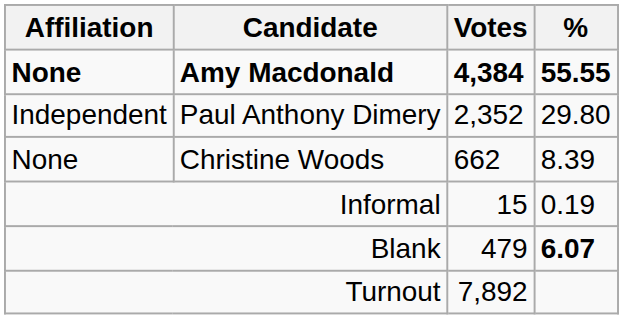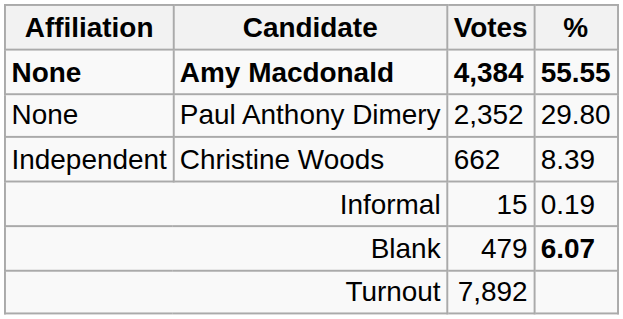(89, 116) Independent -> (45, 116) None
(45, 160) None -> (89, 160) Independent
